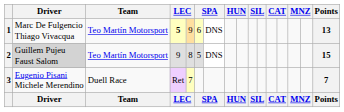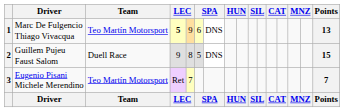(40, 55) lightgrey background -> (40, 55) no background
(128, 55) Teo Martín Motorsport -> (107, 55) Duell Race
(107, 79) Duell Race -> (128, 79) Teo Martín Motorsport
